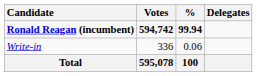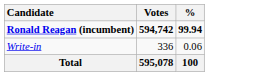- column: (228, 12)
